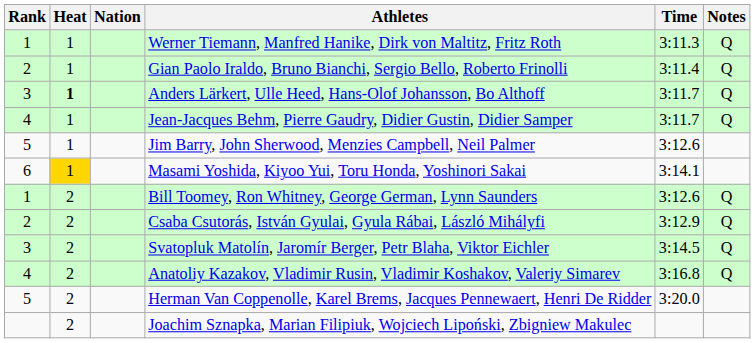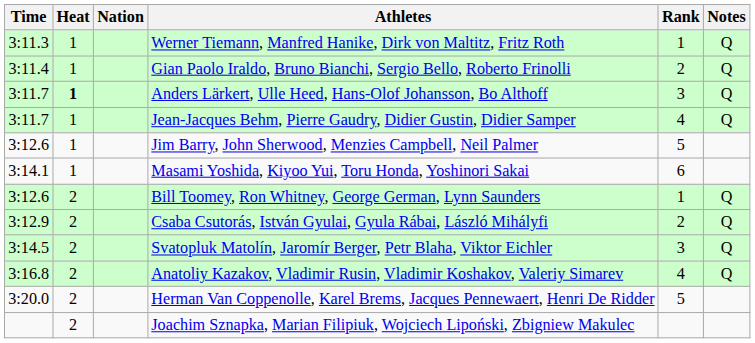columns swapped: (27, 17) <-> (679, 17)
(70, 171) gold background -> (73, 171) no background
